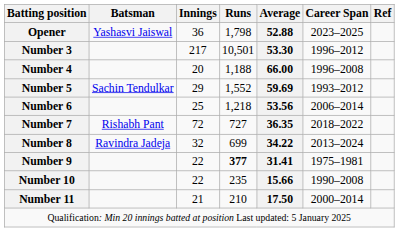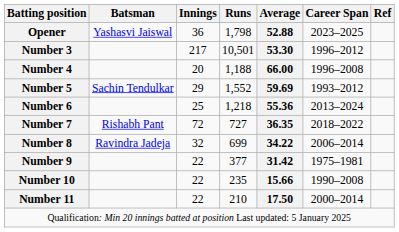(280, 106) 53.56 -> (280, 106) 55.36
(337, 106) 2006–2014 -> (337, 106) 2013–2024
(337, 143) 2013–2024 -> (337, 143) 2006–2014
(238, 161) bold -> (238, 161) normal
(280, 161) 31.41 -> (280, 161) 31.42
(198, 198) 21 -> (198, 198) 22
